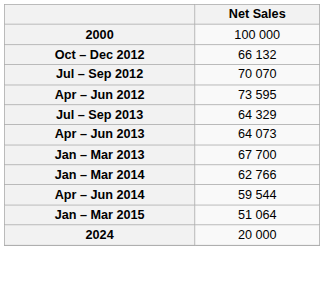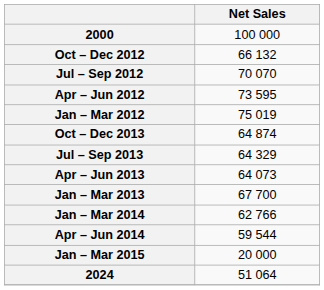+ row: (100, 114)
+ row: (100, 134)
(257, 214) 51 064 -> (257, 255) 20 000
(257, 235) 20 000 -> (257, 275) 51 064
